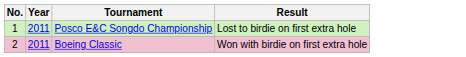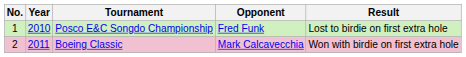+ column: (261, 13)
(39, 29) 2011 -> (39, 29) 2010
